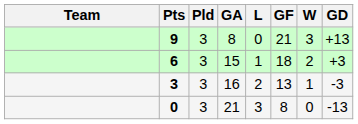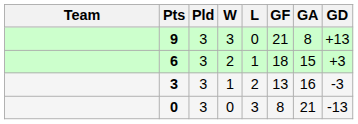columns swapped: (310, 15) <-> (232, 15)
